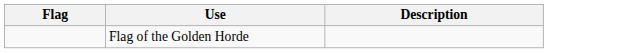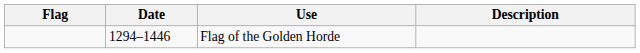+ column: (152, 15)
